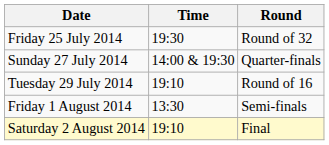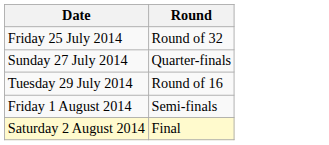- column: (193, 15)
